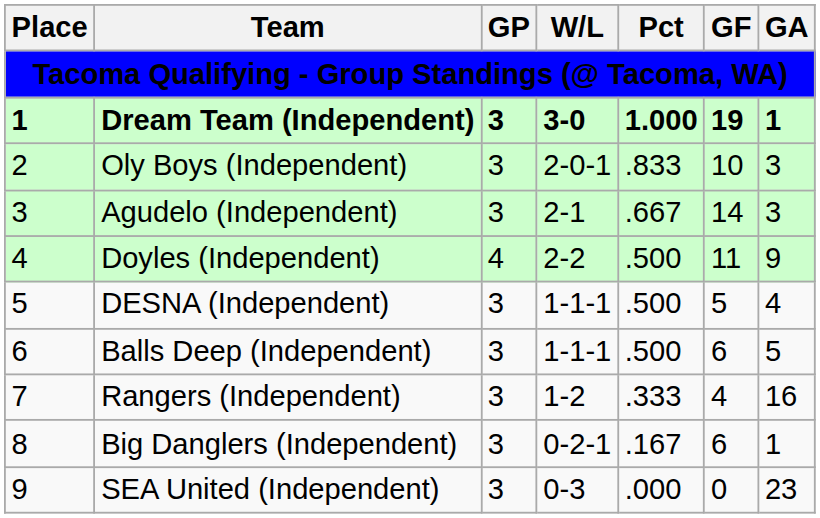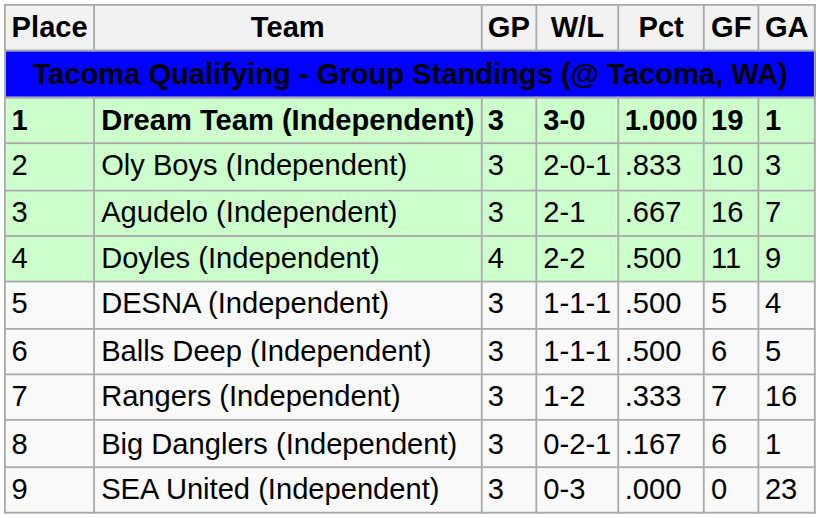(727, 212) 14 -> (727, 212) 16
(773, 212) 3 -> (773, 212) 7
(719, 397) 4 -> (719, 397) 7
